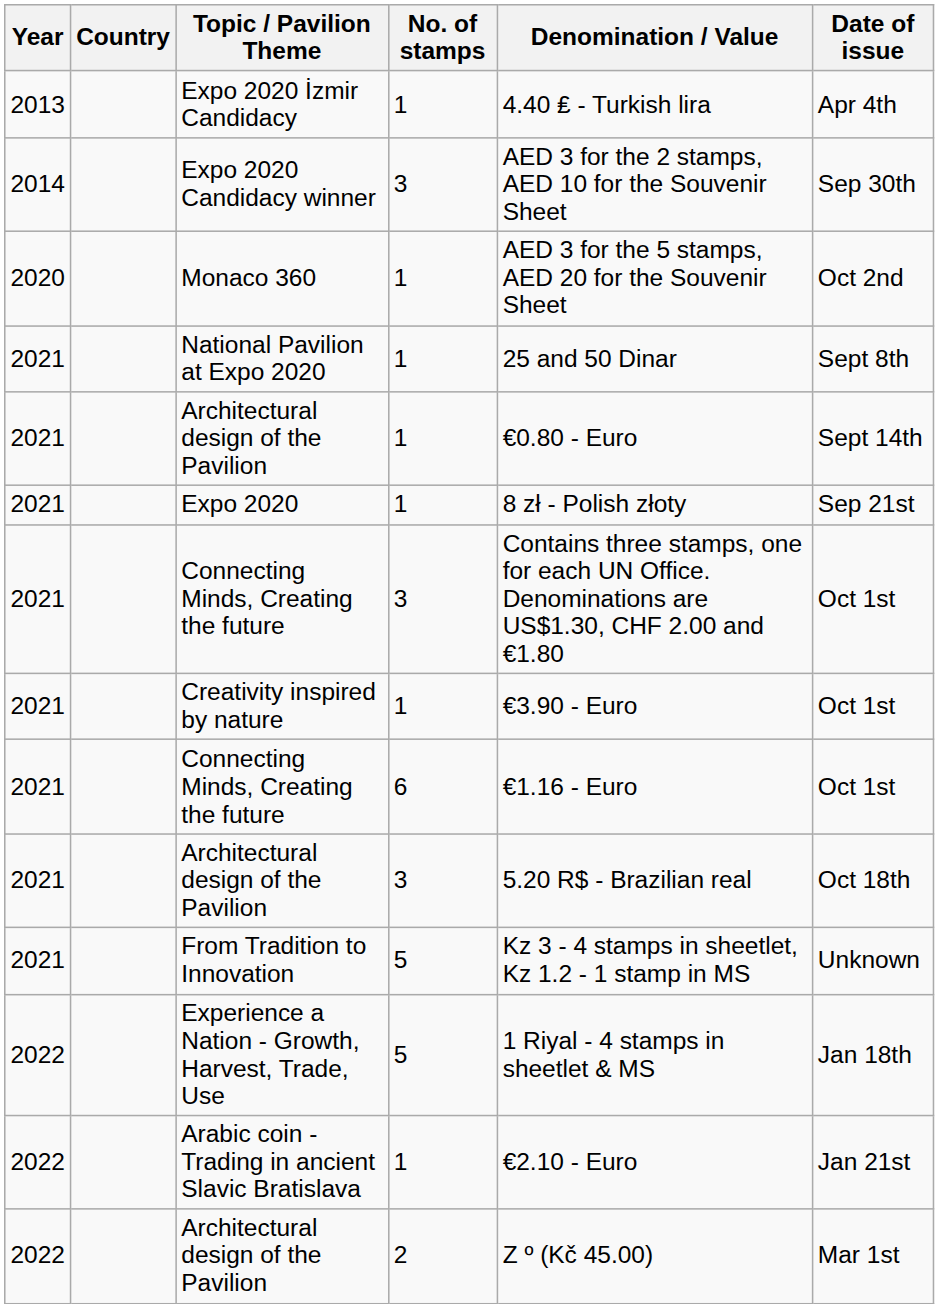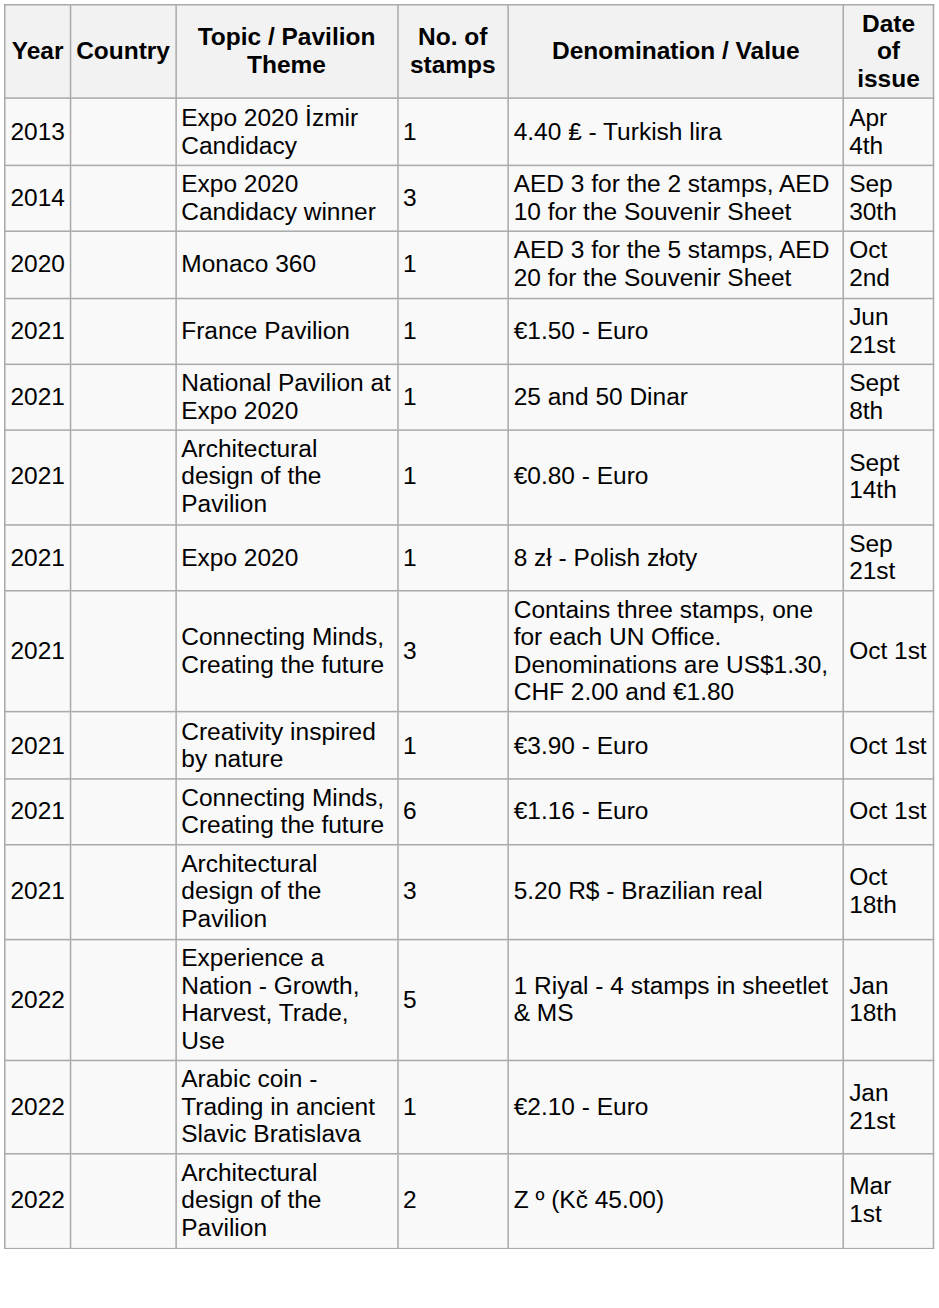+ row: (266, 330)
- row: (274, 960)
